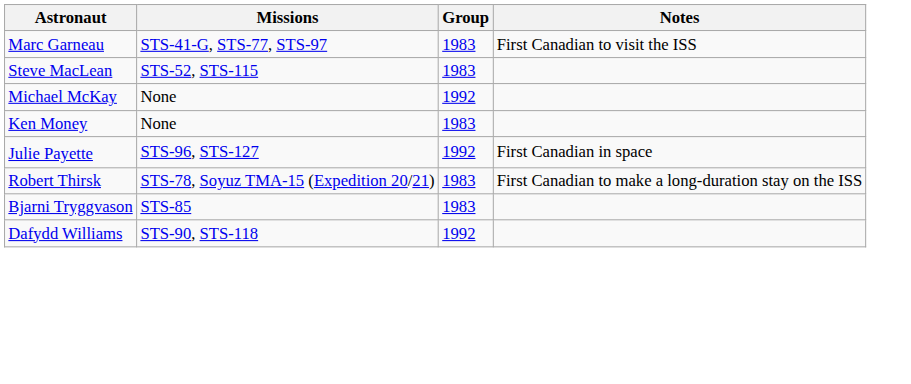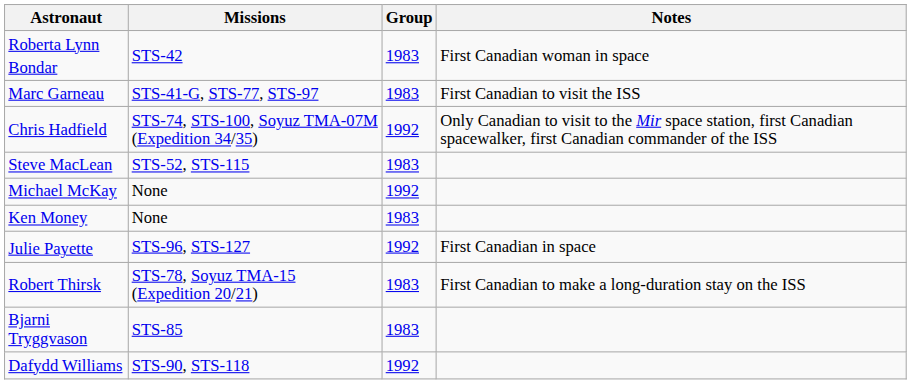+ row: (54, 55)
+ row: (58, 129)
